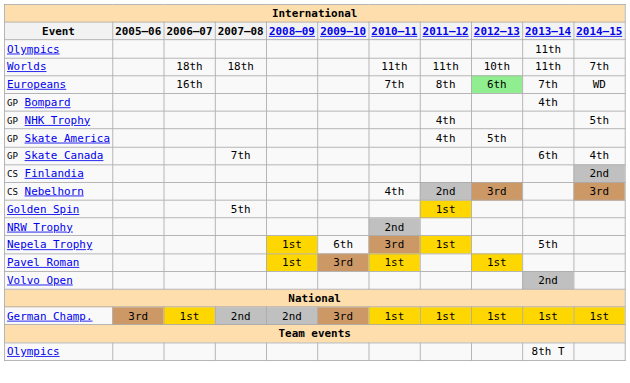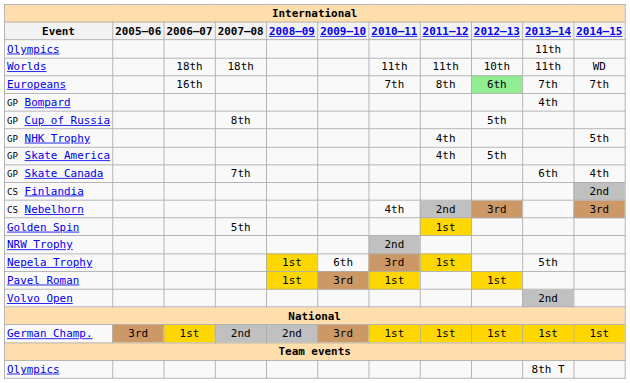(599, 67) 7th -> (599, 67) WD
(599, 85) WD -> (599, 85) 7th
+ row: (59, 120)
